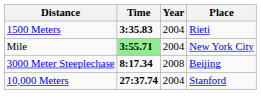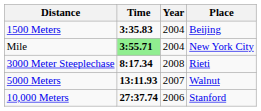(200, 30) Rieti -> (205, 30) Beijing
(205, 64) Beijing -> (200, 64) Rieti
+ row: (34, 81)
(174, 81) 2004 -> (174, 98) 2006
